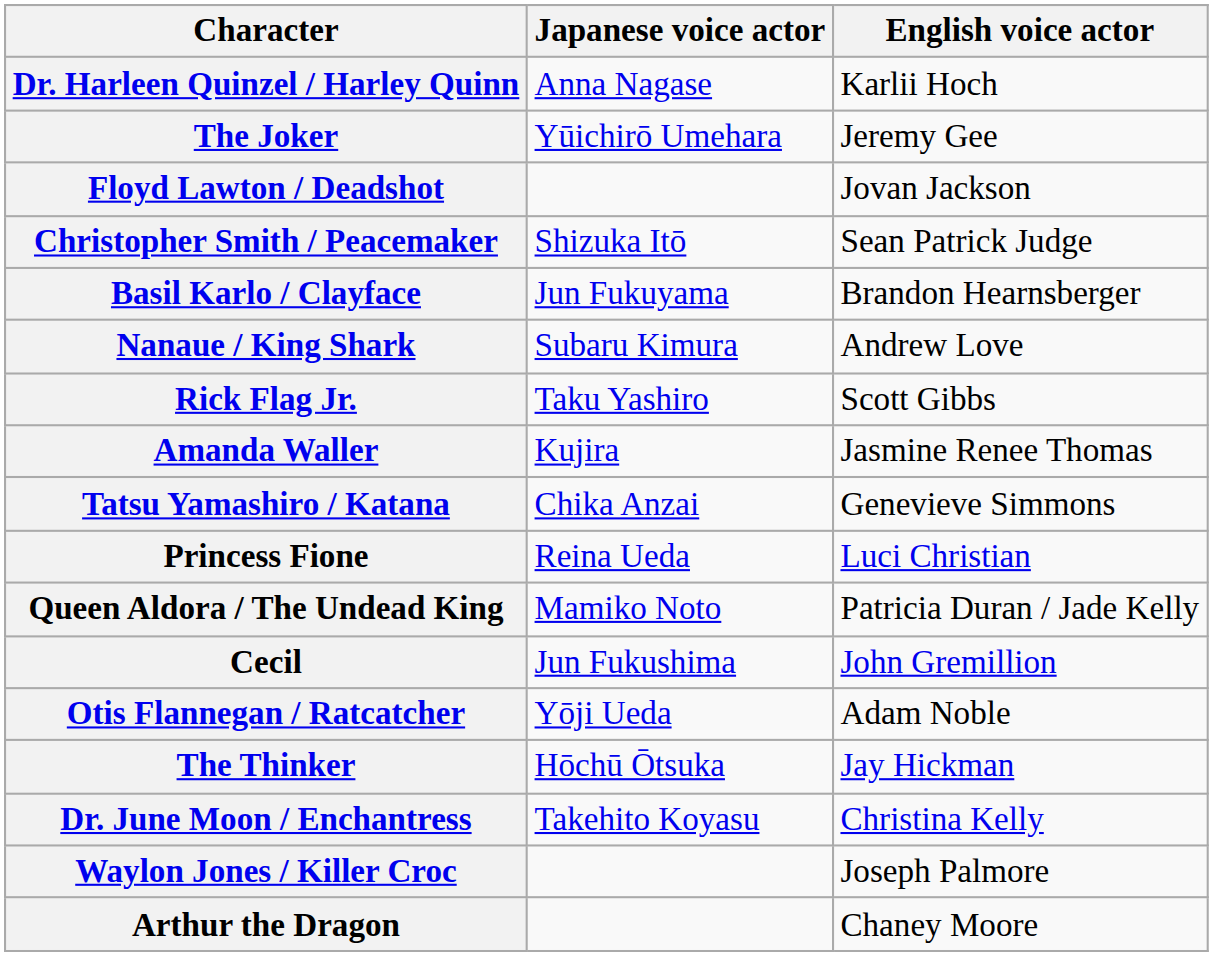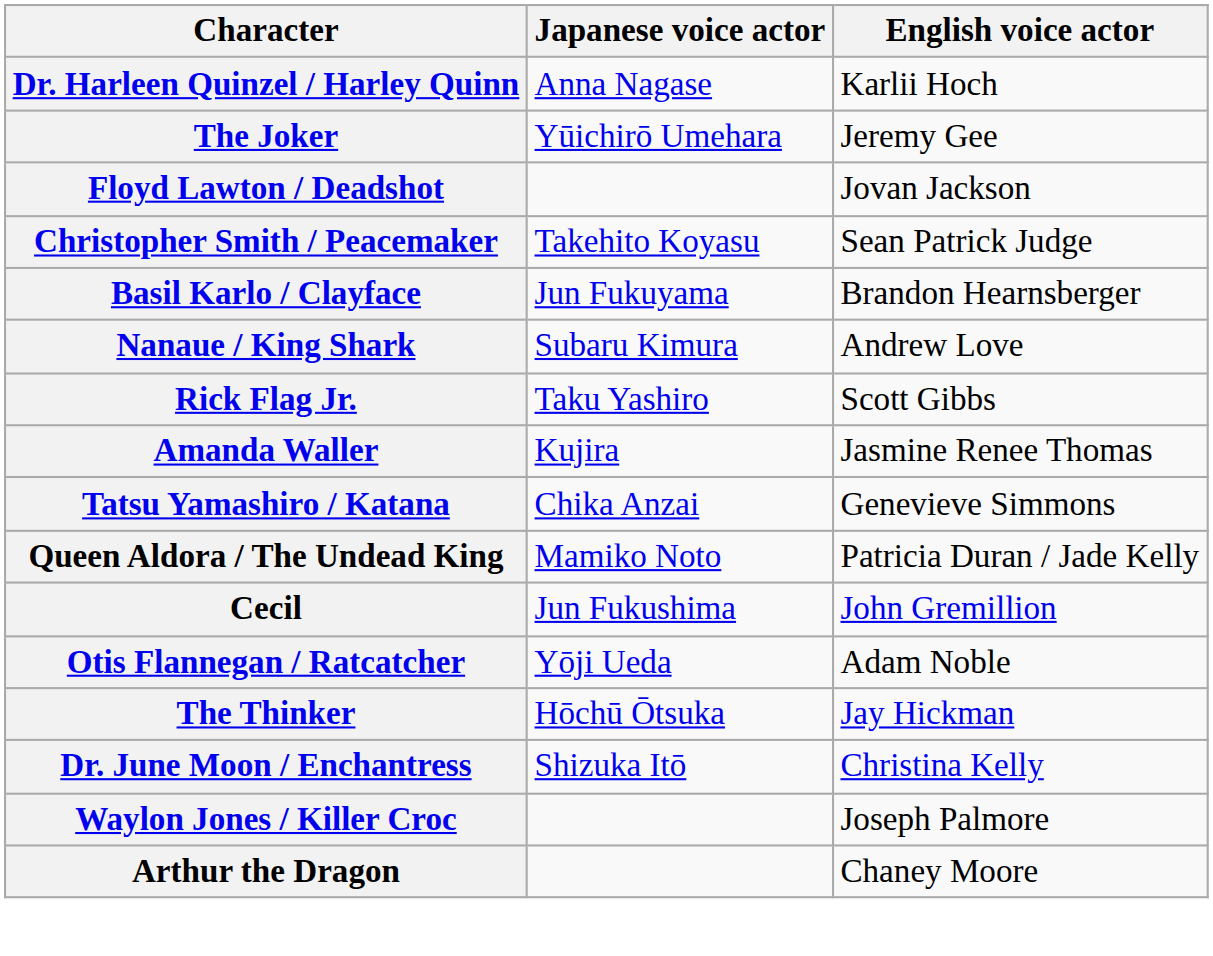(610, 240) Shizuka Itō -> (647, 240) Takehito Koyasu
- row: (266, 556)
(647, 818) Takehito Koyasu -> (610, 766) Shizuka Itō
